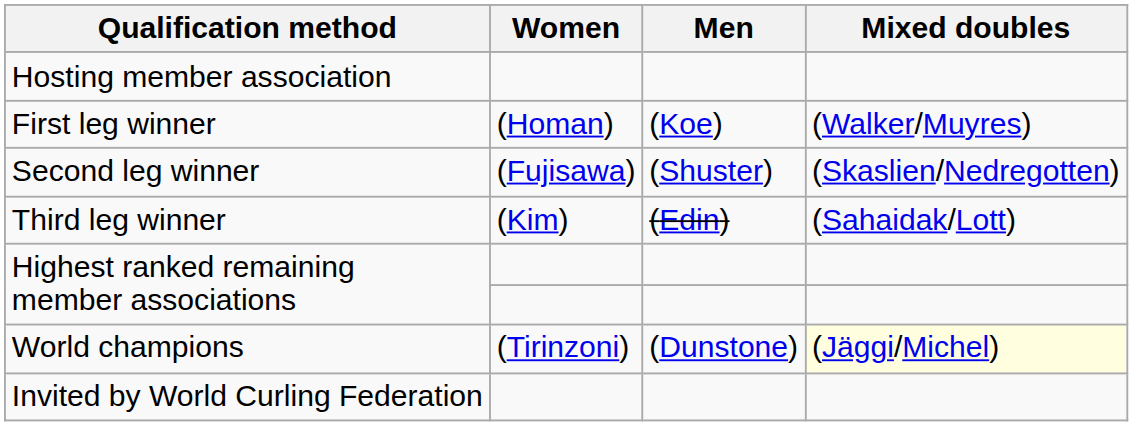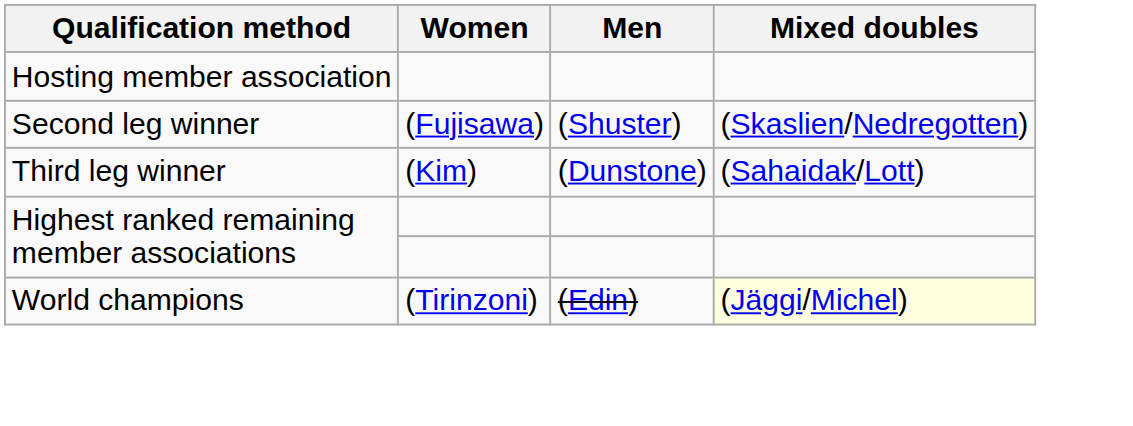- row: (114, 123)
(689, 219) (Edin) -> (632, 171) (Dunstone)
(724, 348) (Dunstone) -> (598, 300) (Edin)
- row: (247, 396)
